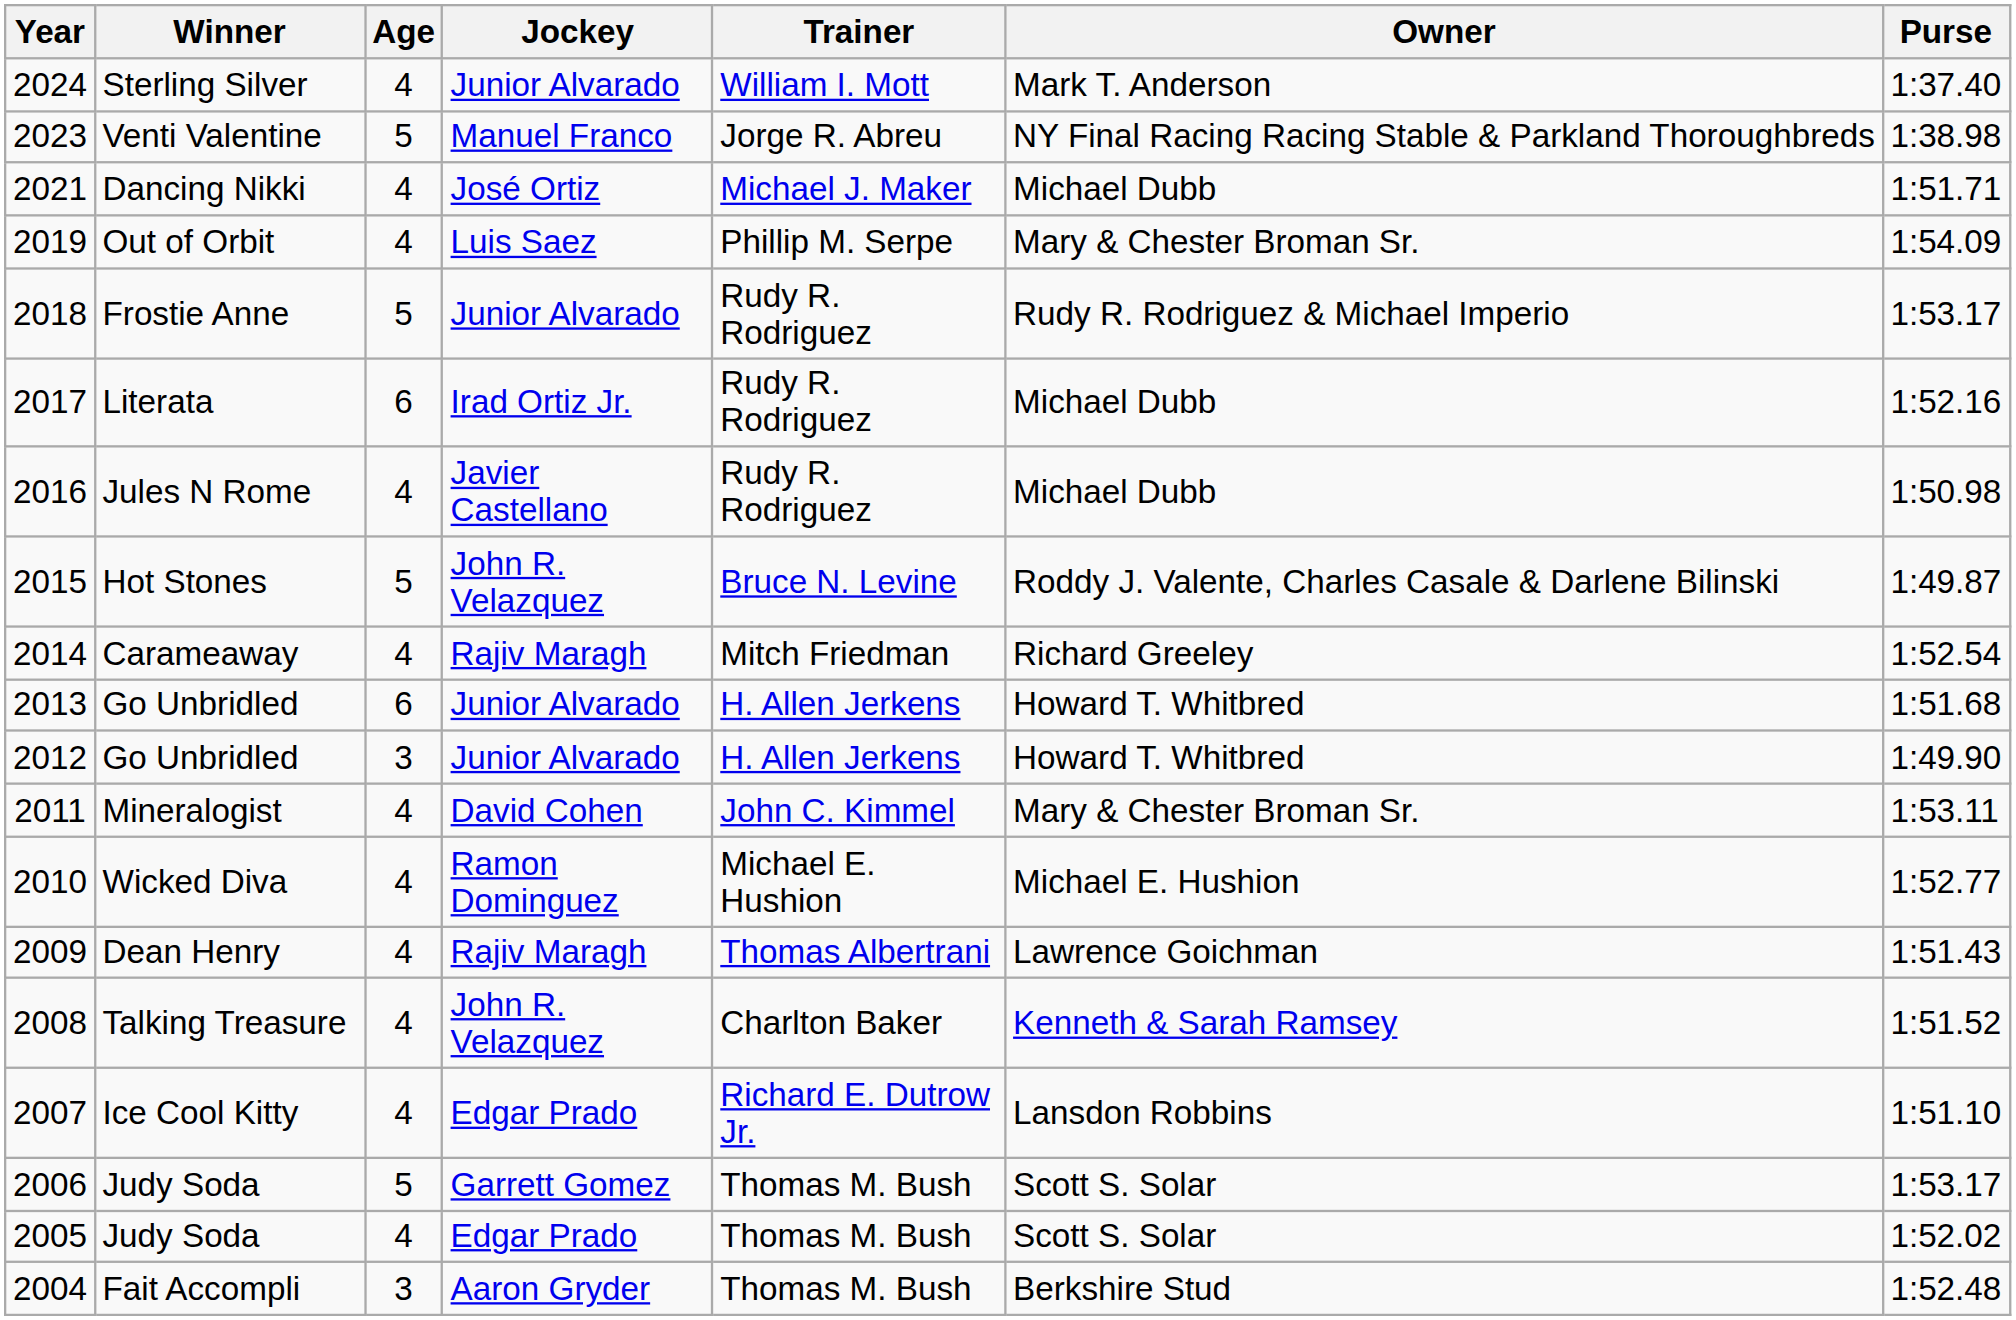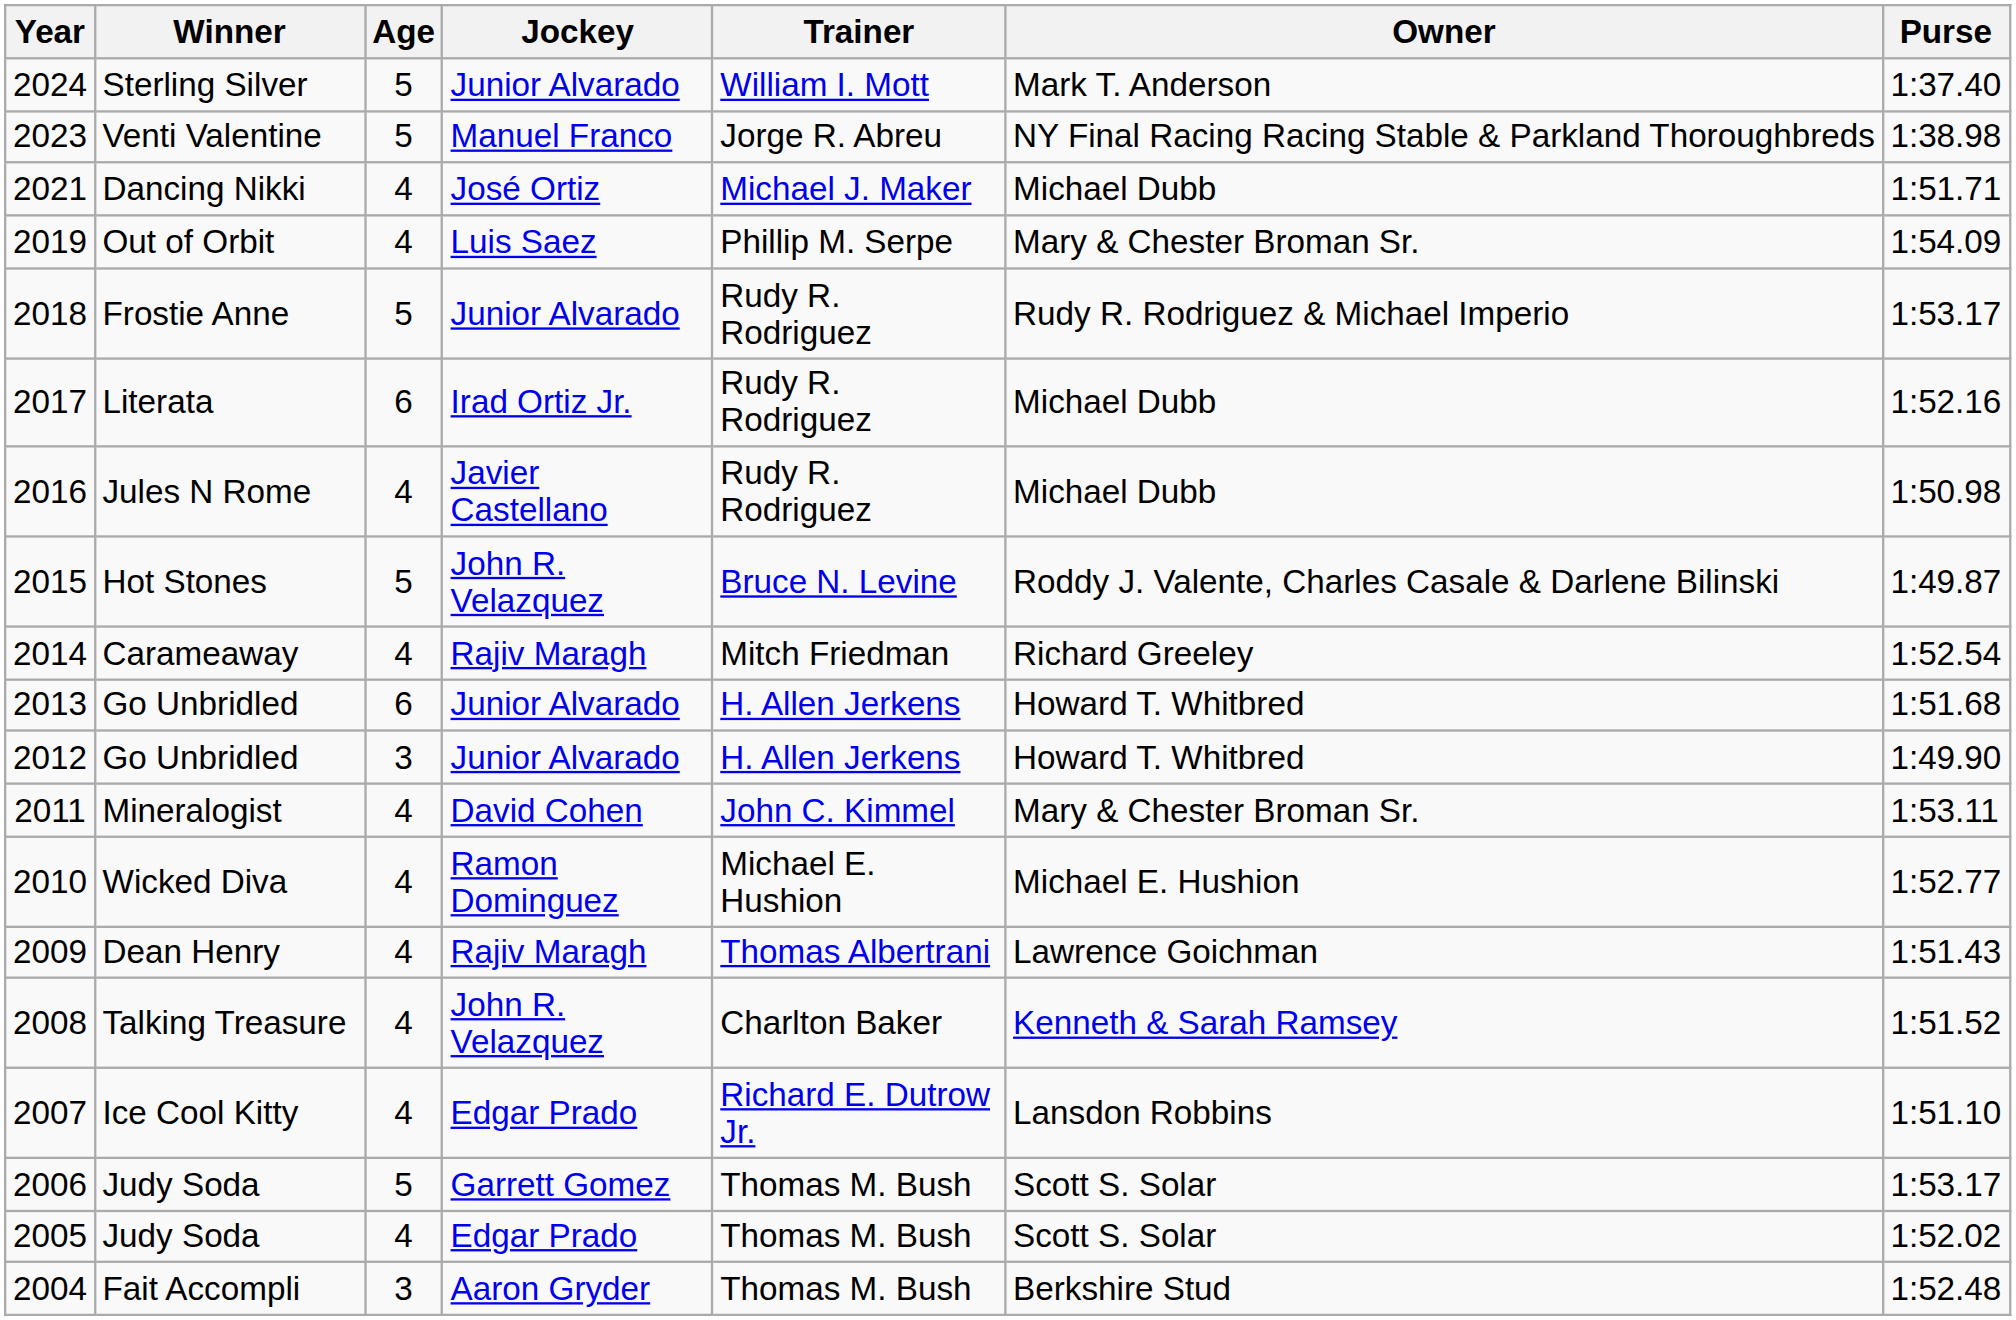(404, 84) 4 -> (404, 84) 5
